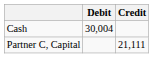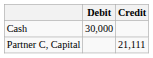(99, 28) 30,004 -> (99, 28) 30,000
